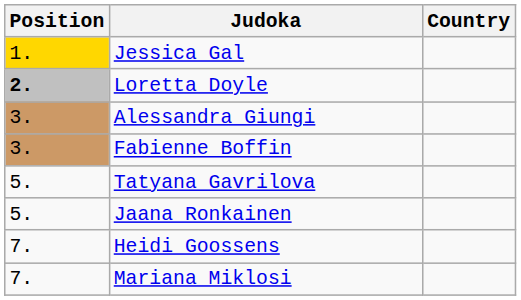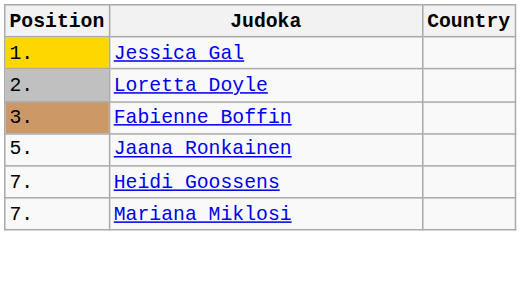(21, 85) bold -> (21, 85) normal
- row: (215, 117)
- row: (215, 182)
